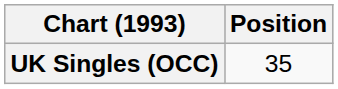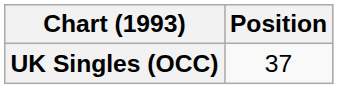(278, 63) 35 -> (278, 63) 37
